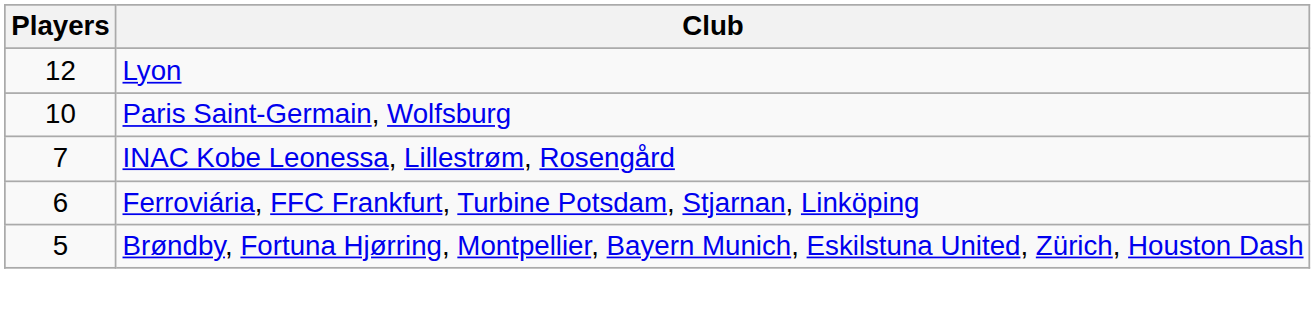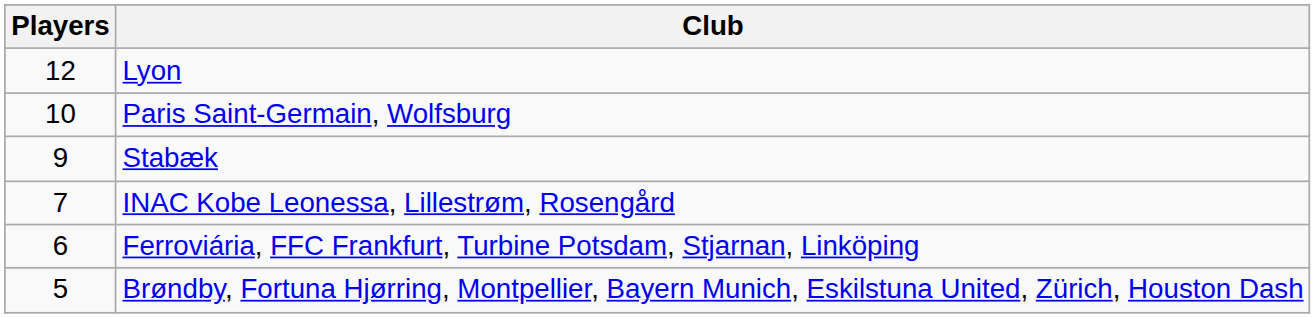+ row: (170, 158)
